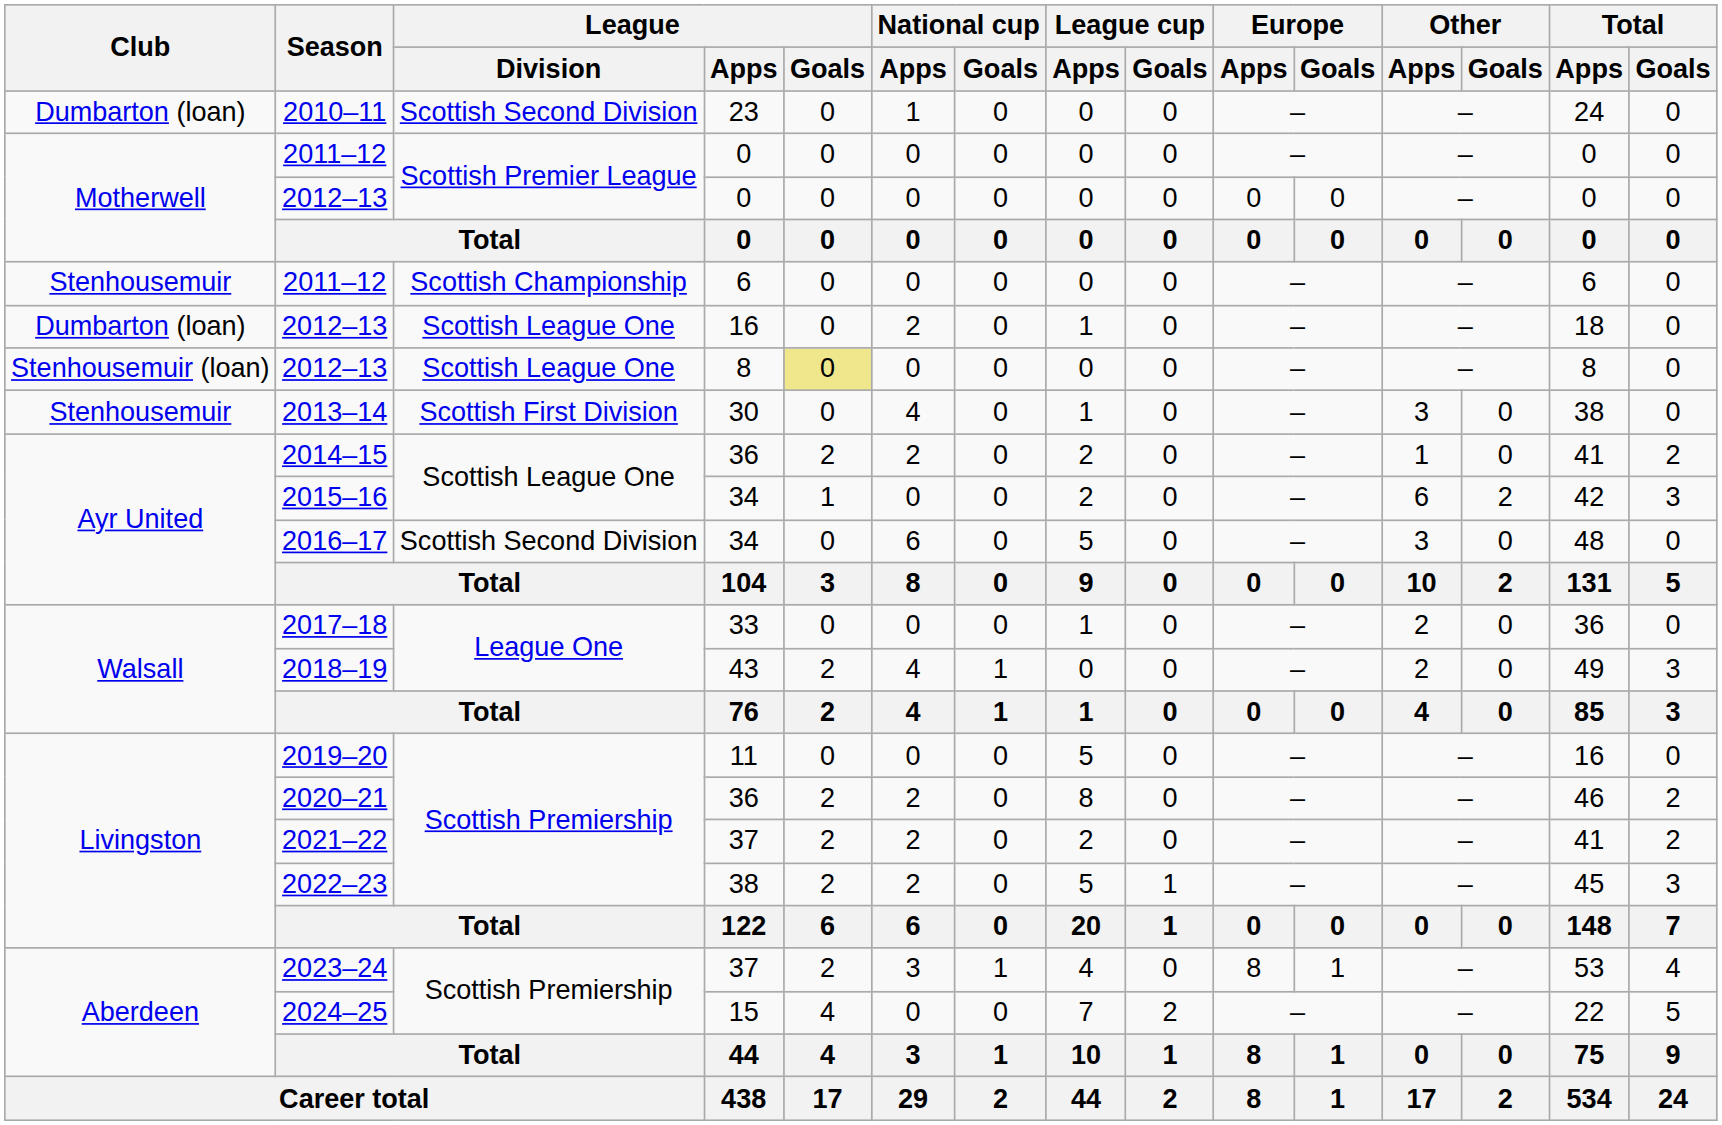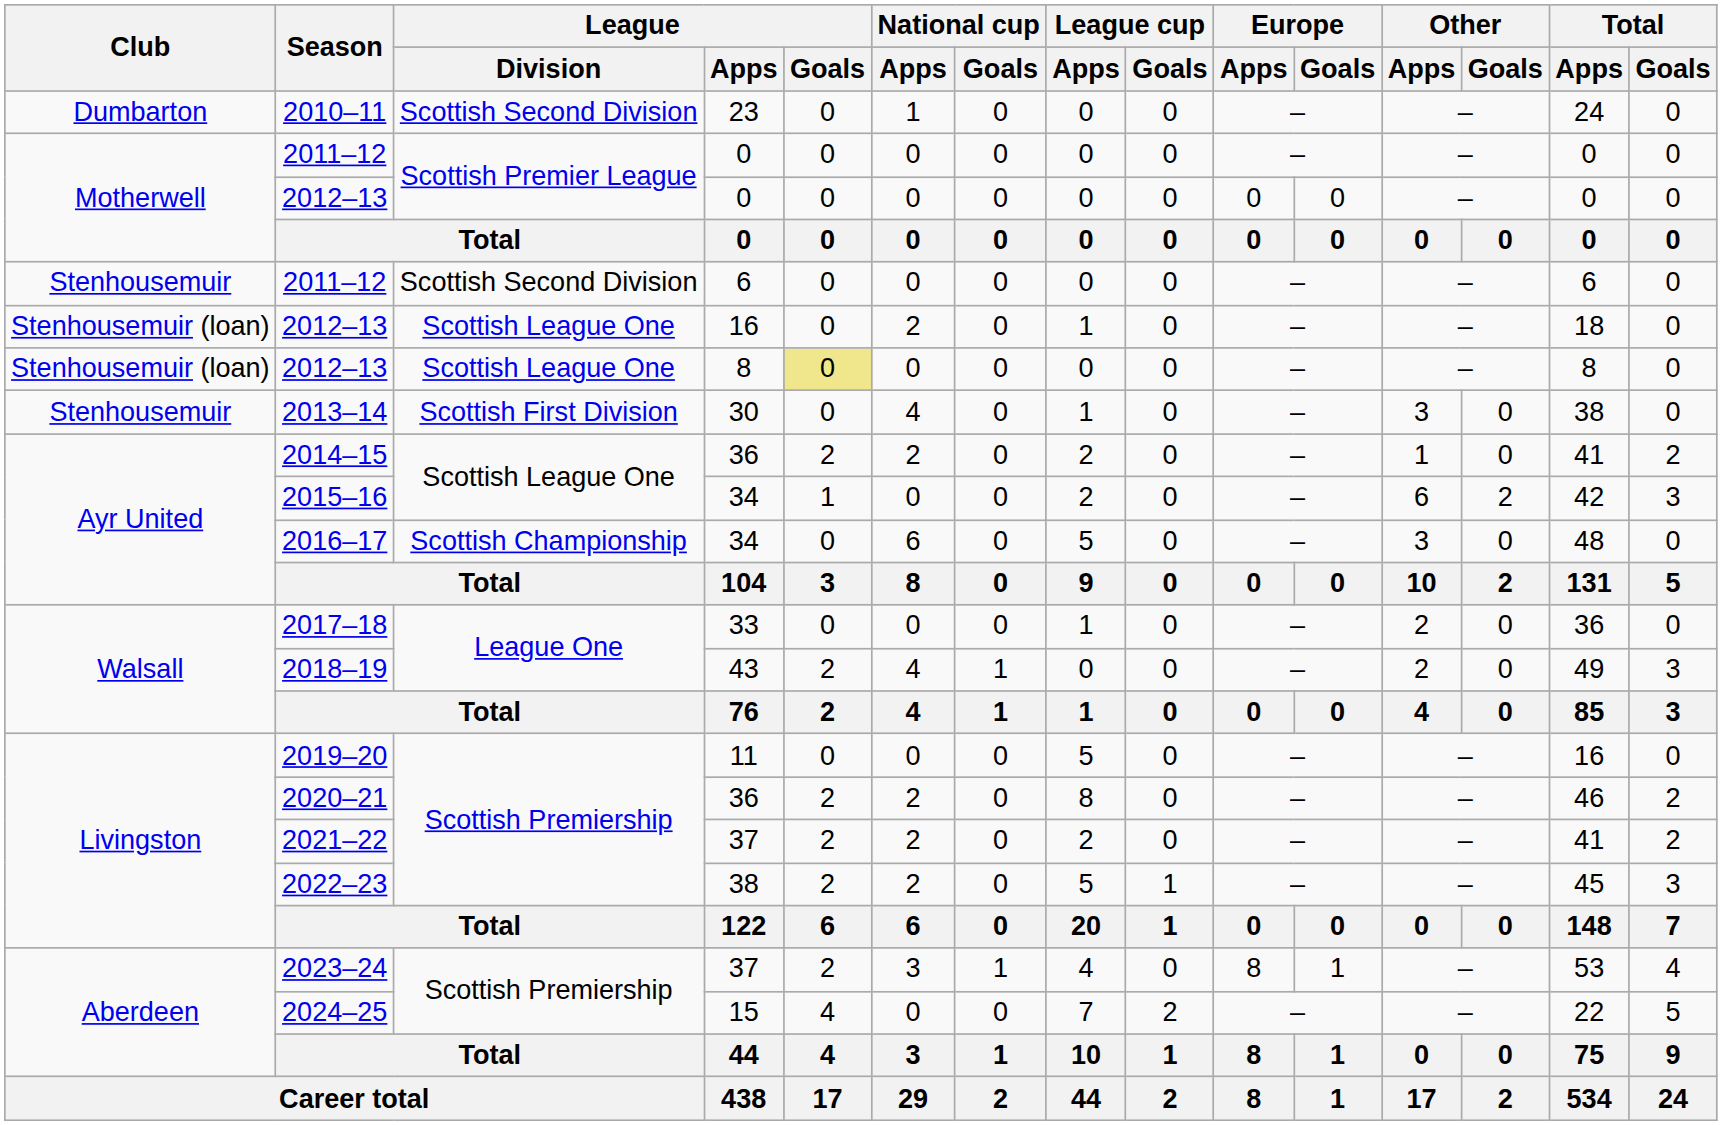(140, 111) Dumbarton (loan) -> (140, 111) Dumbarton
(549, 283) Scottish Championship -> (549, 283) Scottish Second Division
(140, 326) Dumbarton (loan) -> (140, 326) Stenhousemuir (loan)
(549, 540) Scottish Second Division -> (549, 540) Scottish Championship
